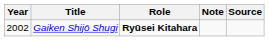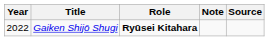(18, 28) 2002 -> (18, 28) 2022
